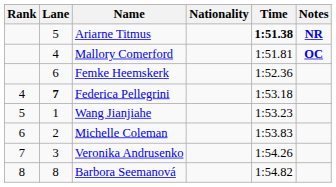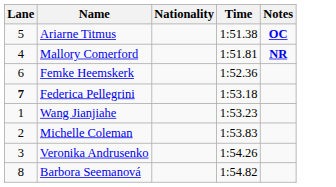- column: (22, 14)
(274, 34) bold -> (239, 34) normal
(314, 34) NR -> (278, 34) OC
(314, 53) OC -> (278, 53) NR
